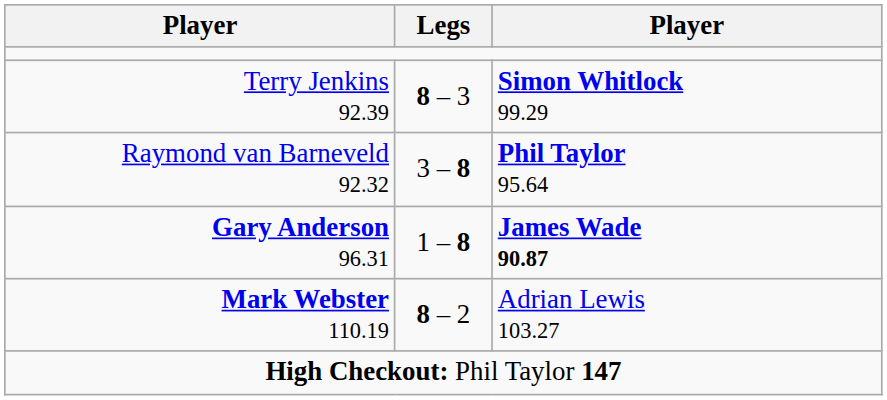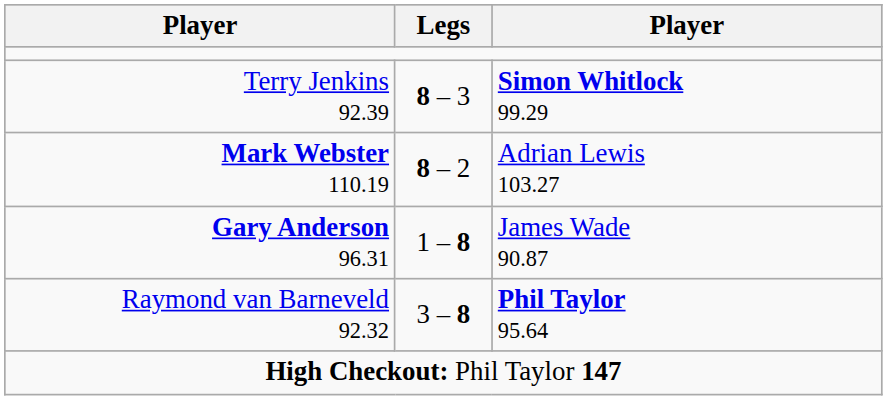rows swapped: (305, 314) <-> (255, 168)
(570, 241) bold -> (564, 241) normal
